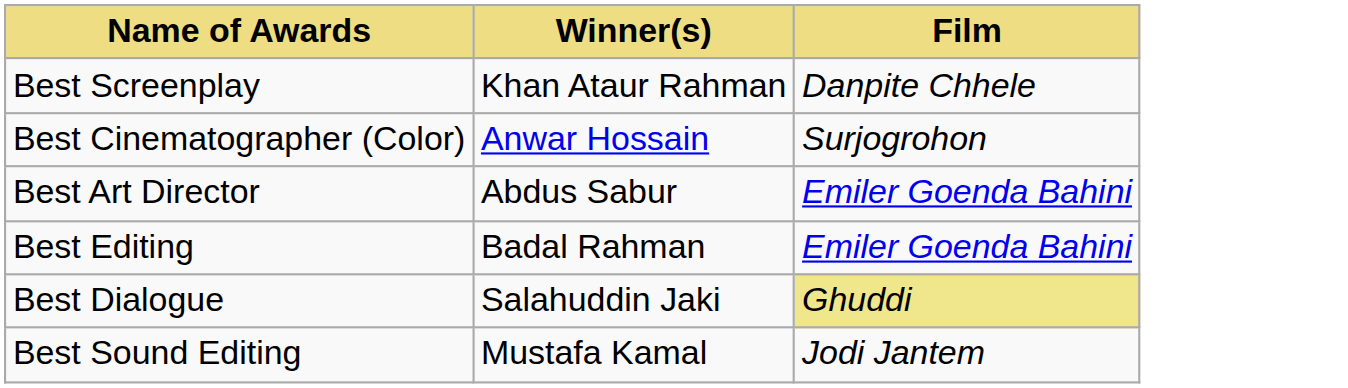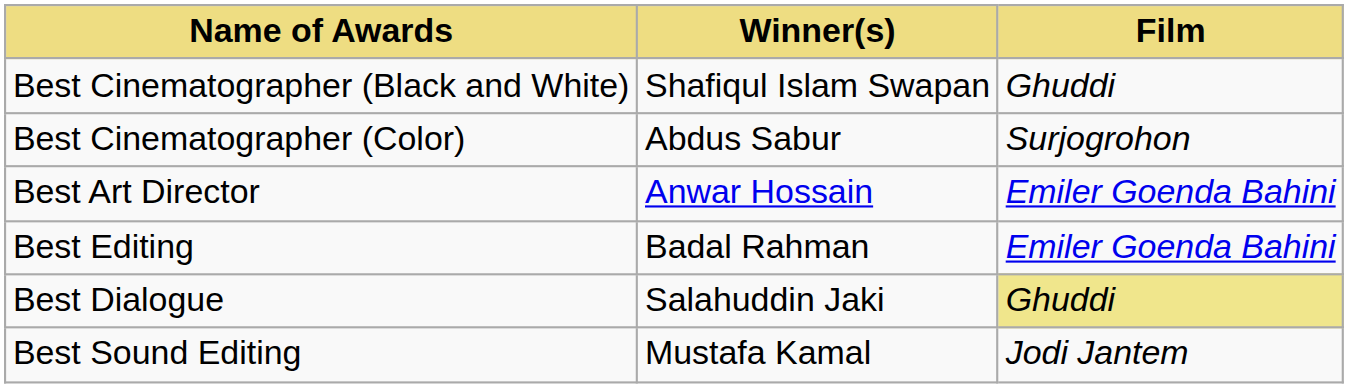- row: (136, 85)
+ row: (321, 85)
(595, 138) Anwar Hossain -> (743, 138) Abdus Sabur
(579, 192) Abdus Sabur -> (759, 192) Anwar Hossain
